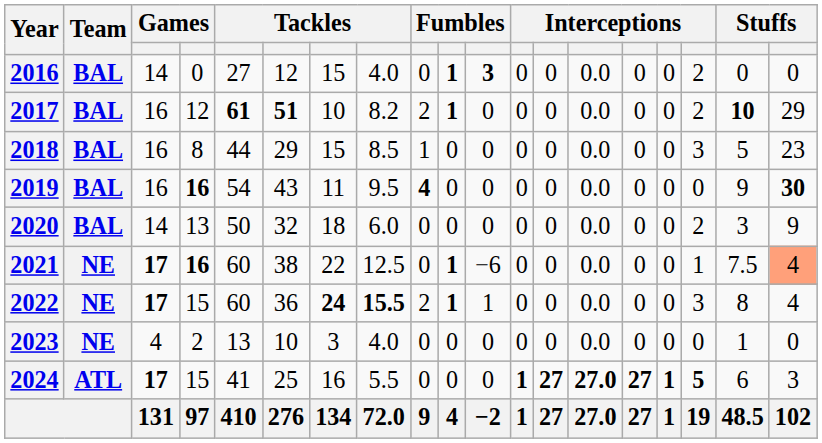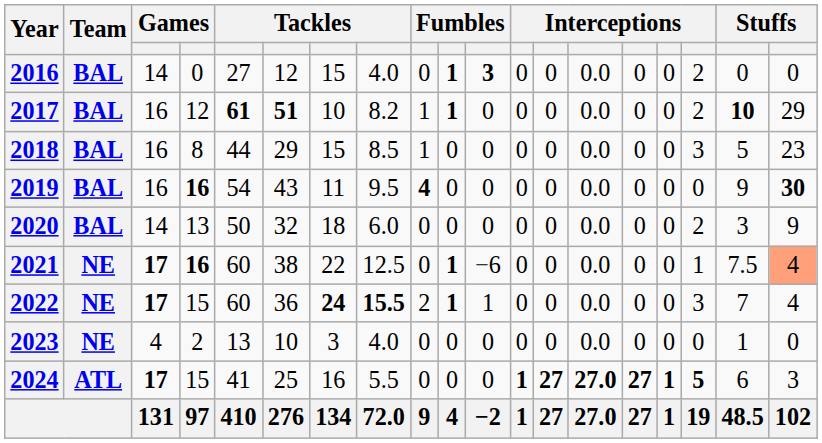(424, 111) 2 -> (424, 111) 1
(743, 303) 8 -> (743, 303) 7
